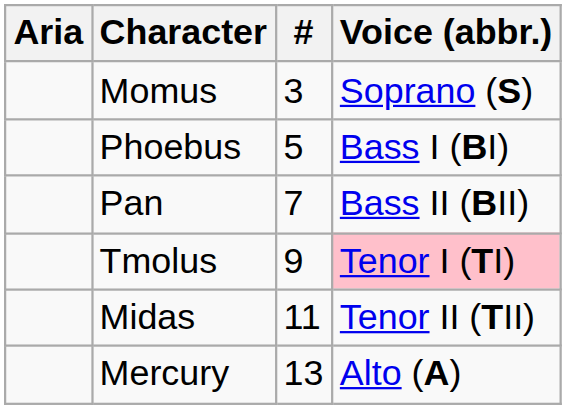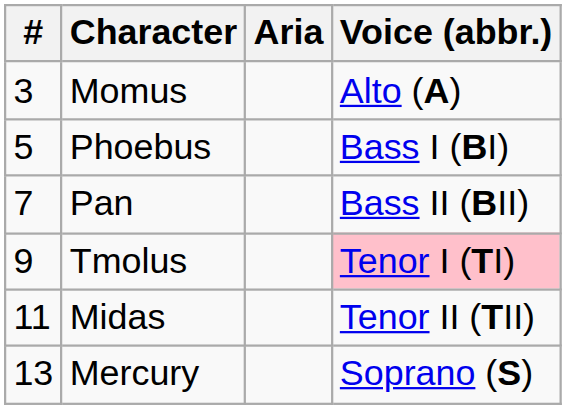columns swapped: (303, 32) <-> (48, 32)
(436, 89) Soprano (S) -> (401, 89) Alto (A)
(401, 373) Alto (A) -> (436, 373) Soprano (S)
